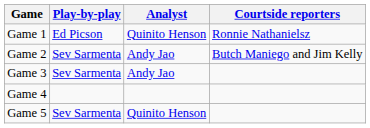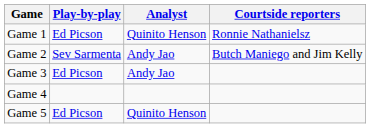(87, 73) Sev Sarmenta -> (77, 73) Ed Picson
(87, 113) Sev Sarmenta -> (77, 113) Ed Picson
